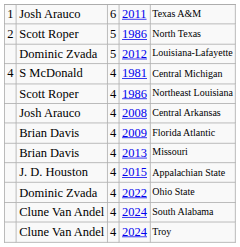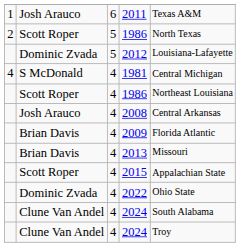(54, 172) J. D. Houston -> (49, 172) Scott Roper
